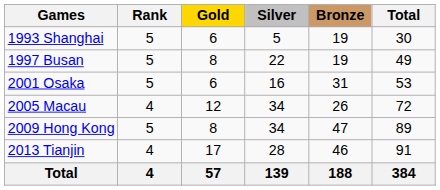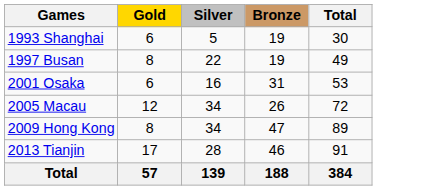- column: (150, 15)
